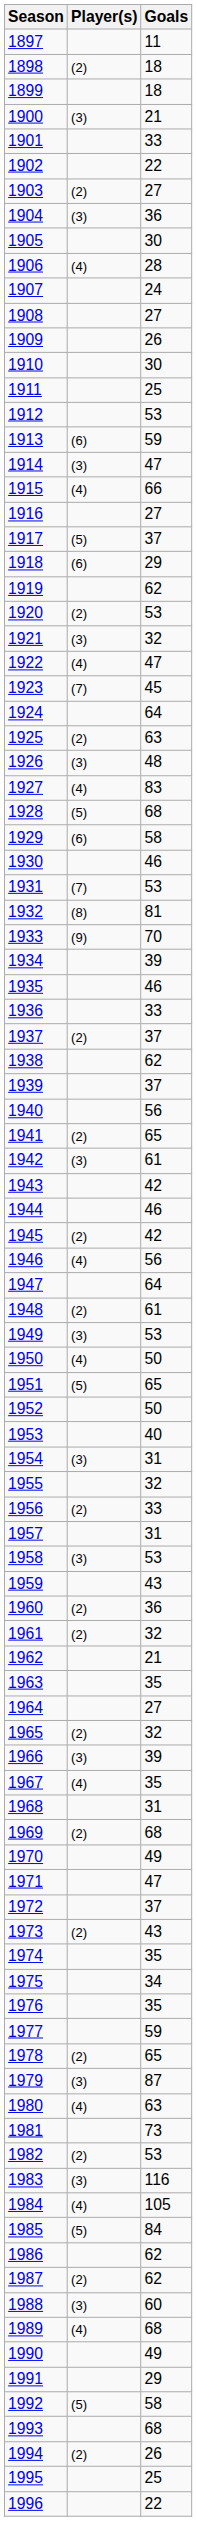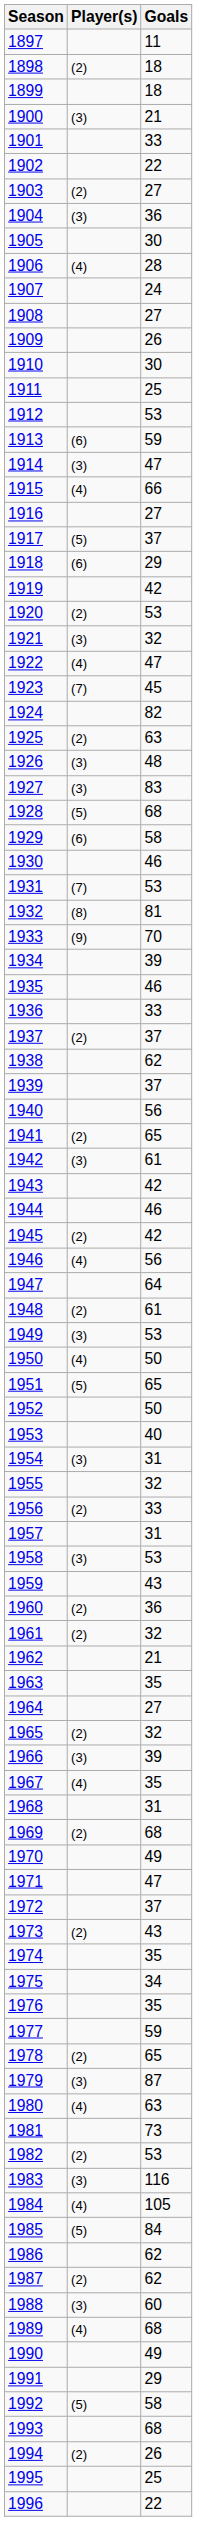(153, 588) 62 -> (153, 588) 42
(153, 713) 64 -> (153, 713) 82
(79, 788) (4) -> (79, 788) (3)
